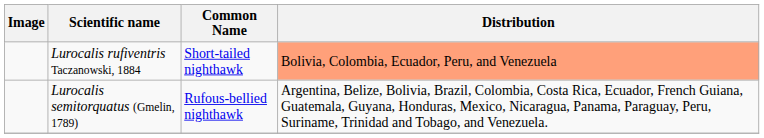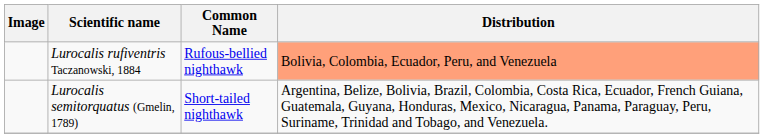(217, 61) Short-tailed nighthawk -> (226, 61) Rufous-bellied nighthawk
(226, 106) Rufous-bellied nighthawk -> (217, 106) Short-tailed nighthawk
